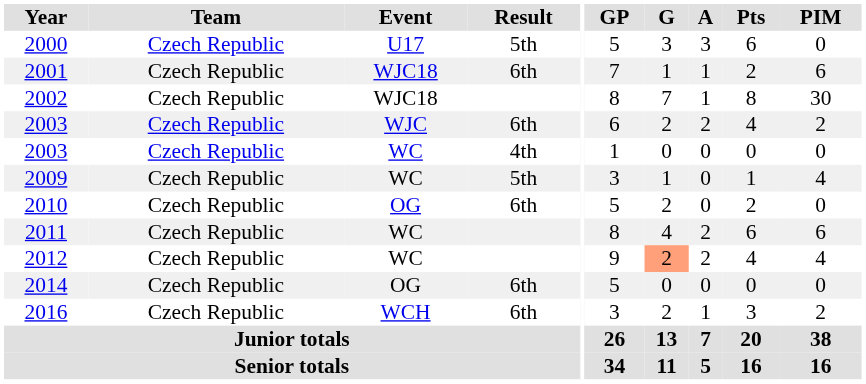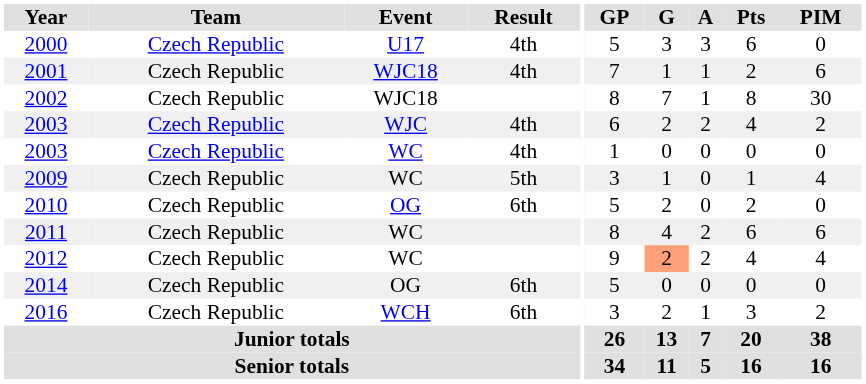(523, 44) 5th -> (523, 44) 4th
(523, 70) 6th -> (523, 70) 4th
(523, 124) 6th -> (523, 124) 4th
